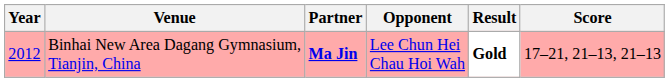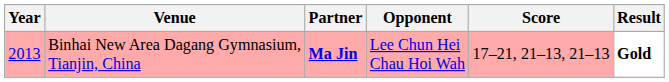columns swapped: (592, 18) <-> (494, 18)
(24, 54) 2012 -> (24, 54) 2013
